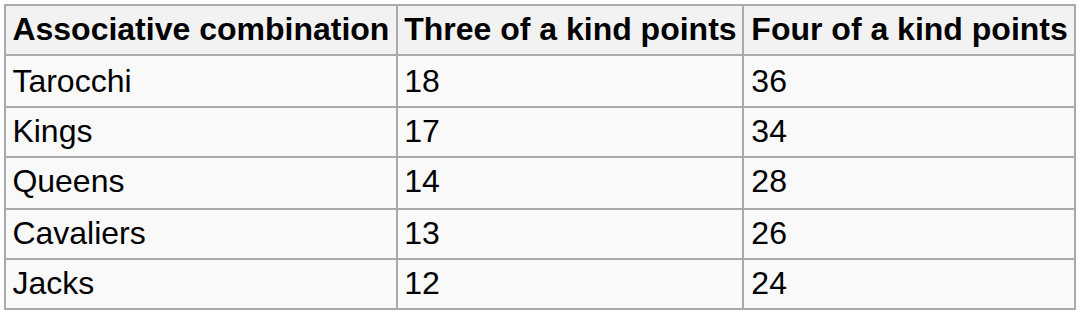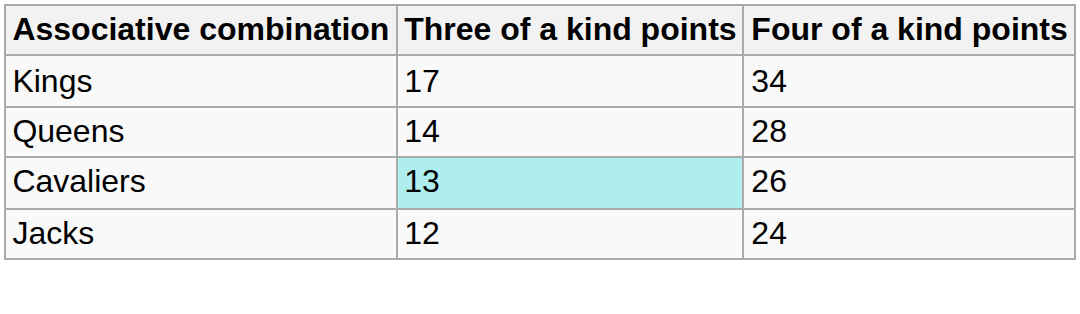- row: (72, 80)
(422, 232) no background -> (422, 182) paleturquoise background
